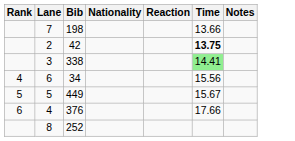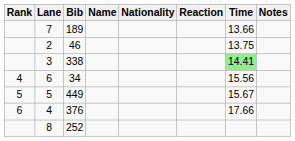+ column: (102, 12)
(75, 29) 198 -> (75, 29) 189
(75, 45) 42 -> (75, 45) 46
(208, 45) bold -> (241, 45) normal
